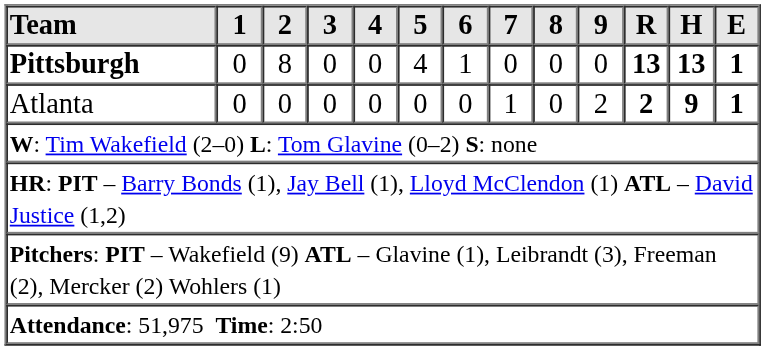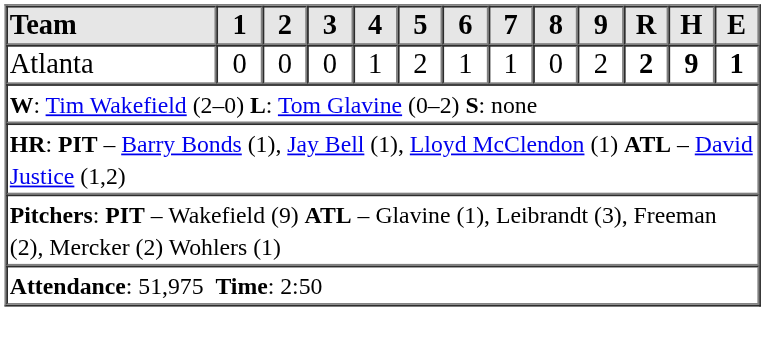- row: (75, 64)
(375, 103) 0 -> (375, 64) 1
(420, 103) 0 -> (420, 64) 2
(465, 103) 0 -> (465, 64) 1
